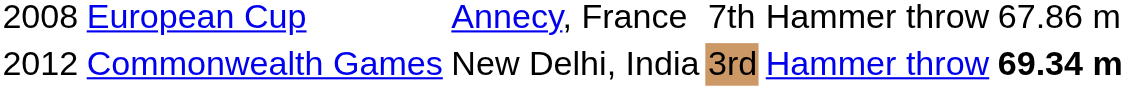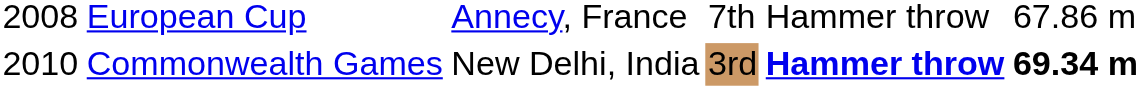(40, 63) 2012 -> (40, 63) 2010
(877, 63) normal -> (885, 63) bold
